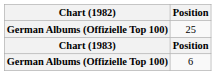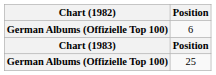rows swapped: (191, 62) <-> (191, 29)
